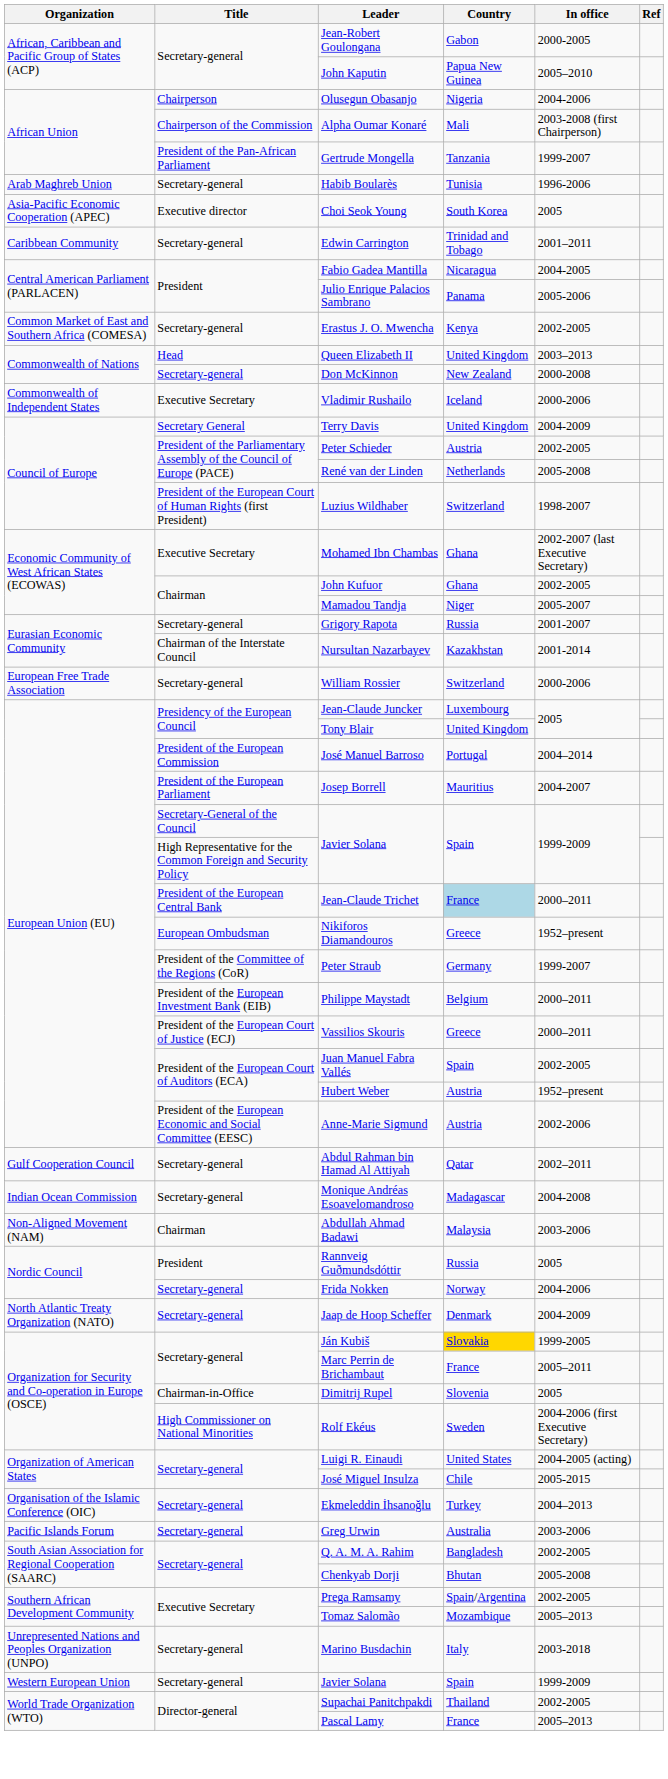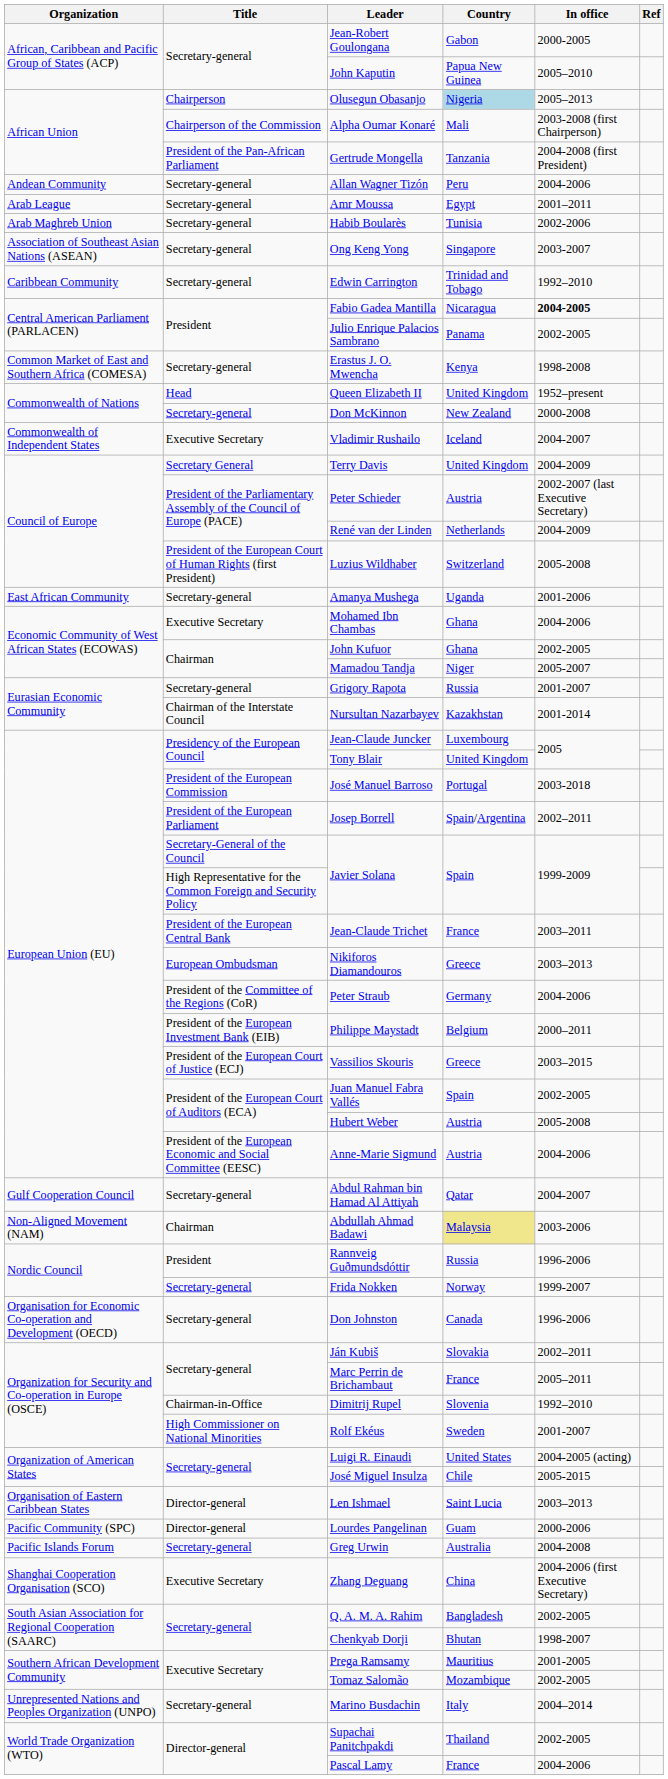(464, 99) no background -> (464, 99) lightblue background
(564, 99) 2004-2006 -> (565, 99) 2005–2013
(564, 158) 1999-2007 -> (577, 158) 2004-2008 (first President)
+ row: (209, 184)
+ row: (209, 203)
(564, 184) 1996-2006 -> (564, 223) 2002-2006
- row: (202, 210)
+ row: (209, 249)
(565, 243) 2001–2011 -> (565, 282) 1992–2010
(564, 269) normal -> (564, 308) bold
(564, 295) 2005-2006 -> (564, 334) 2002-2005
(564, 328) 2002-2005 -> (564, 367) 1998-2008
(565, 355) 2003–2013 -> (570, 393) 1952–present
(564, 400) 2000-2006 -> (564, 438) 2004-2007
(564, 447) 2002-2005 -> (576, 498) 2002-2007 (last Executive Secretary)
(564, 471) 2005-2008 -> (564, 531) 2004-2009
(564, 506) 1998-2007 -> (564, 564) 2005-2008
+ row: (209, 596)
(576, 552) 2002-2007 (last Executive Secretary) -> (564, 623) 2004-2006
- row: (200, 683)
(565, 754) 2004–2014 -> (564, 785) 2003-2018
(470, 787) Mauritius -> (486, 818) Spain/Argentina
(564, 787) 2004-2007 -> (565, 818) 2002–2011
(463, 900) lightblue background -> (463, 930) no background
(565, 900) 2000–2011 -> (565, 930) 2003–2011
(570, 933) 1952–present -> (565, 963) 2003–2013
(564, 966) 1999-2007 -> (564, 996) 2004-2006
(565, 1032) 2000–2011 -> (565, 1062) 2003–2015
(570, 1091) 1952–present -> (564, 1121) 2005-2008
(564, 1124) 2002-2006 -> (564, 1154) 2004-2006
(565, 1164) 2002–2011 -> (564, 1194) 2004-2007
- row: (200, 1197)
(468, 1230) no background -> (468, 1227) khaki background
(550, 1263) 2005 -> (564, 1260) 1996-2006
(564, 1289) 2004-2006 -> (564, 1286) 1999-2007
- row: (200, 1315)
+ row: (209, 1319)
(467, 1341) gold background -> (467, 1352) no background
(564, 1341) 1999-2005 -> (565, 1352) 2002–2011
(550, 1393) 2005 -> (565, 1404) 1992–2010
(577, 1426) 2004-2006 (first Executive Secretary) -> (564, 1431) 2001-2007
+ row: (206, 1502)
- row: (200, 1505)
+ row: (206, 1528)
(564, 1531) 2003-2006 -> (564, 1548) 2004-2008
+ row: (215, 1580)
(564, 1575) 2005-2008 -> (564, 1639) 1998-2007
(486, 1597) Spain/Argentina -> (470, 1660) Mauritius
(564, 1597) 2002-2005 -> (564, 1660) 2001-2005
(565, 1616) 2005–2013 -> (564, 1679) 2002-2005
(564, 1649) 2003-2018 -> (565, 1705) 2004–2014
- row: (200, 1682)
(565, 1720) 2005–2013 -> (564, 1765) 2004-2006
